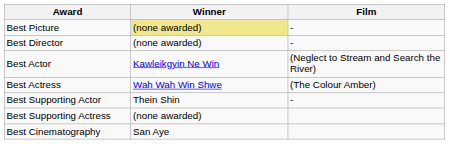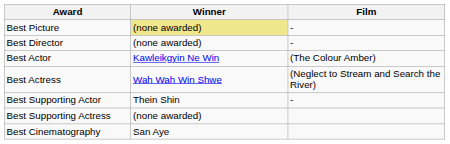(365, 64) (Neglect to Stream and Search the River) -> (333, 58) (The Colour Amber)
(333, 85) (The Colour Amber) -> (365, 79) (Neglect to Stream and Search the River)
